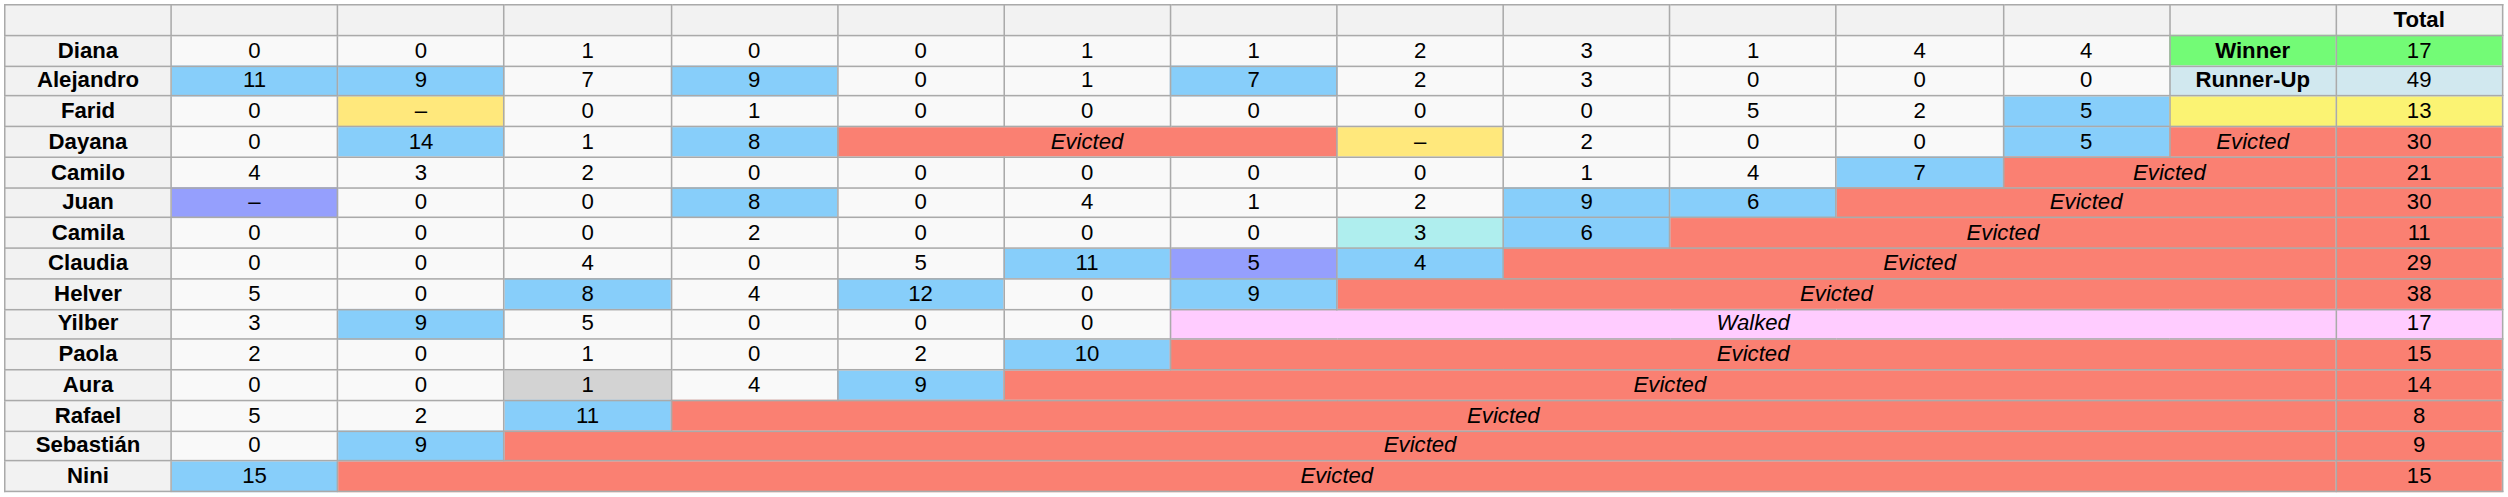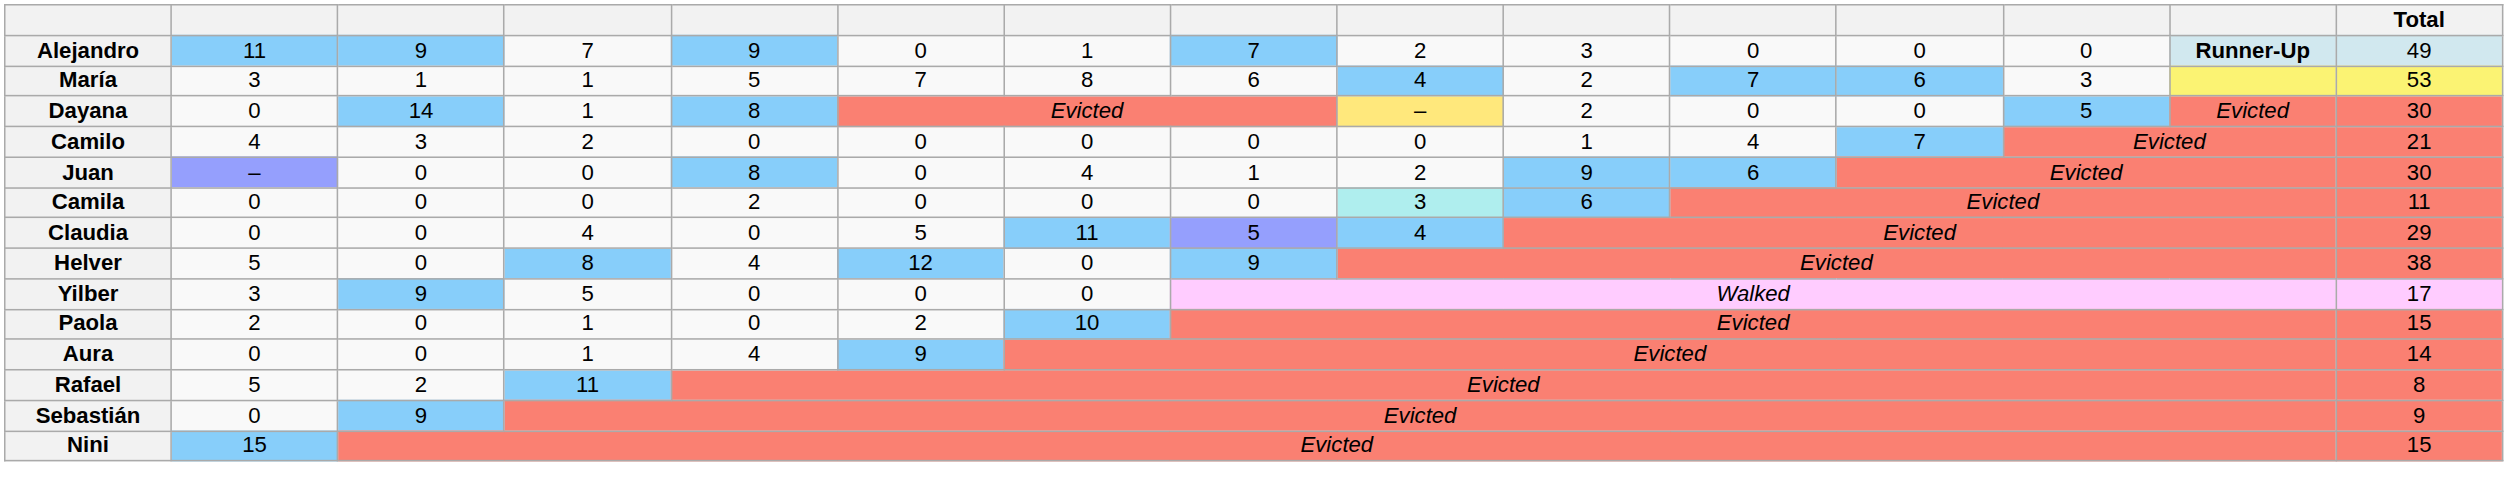- row: (88, 50)
+ row: (88, 80)
- row: (88, 111)
(588, 385) lightgrey background -> (588, 354) no background
